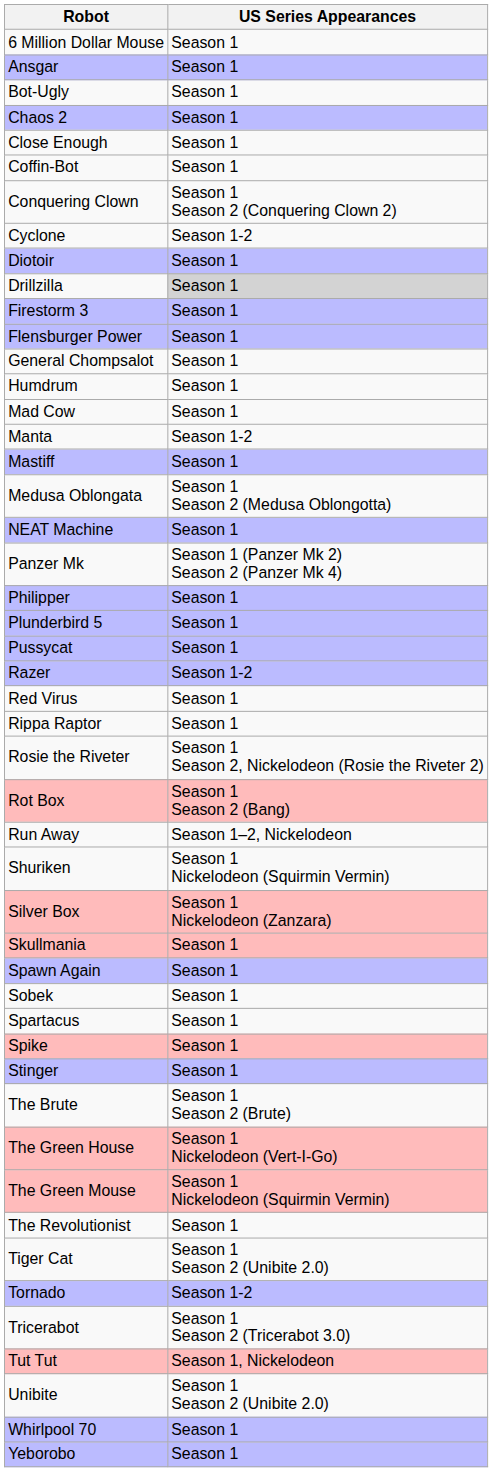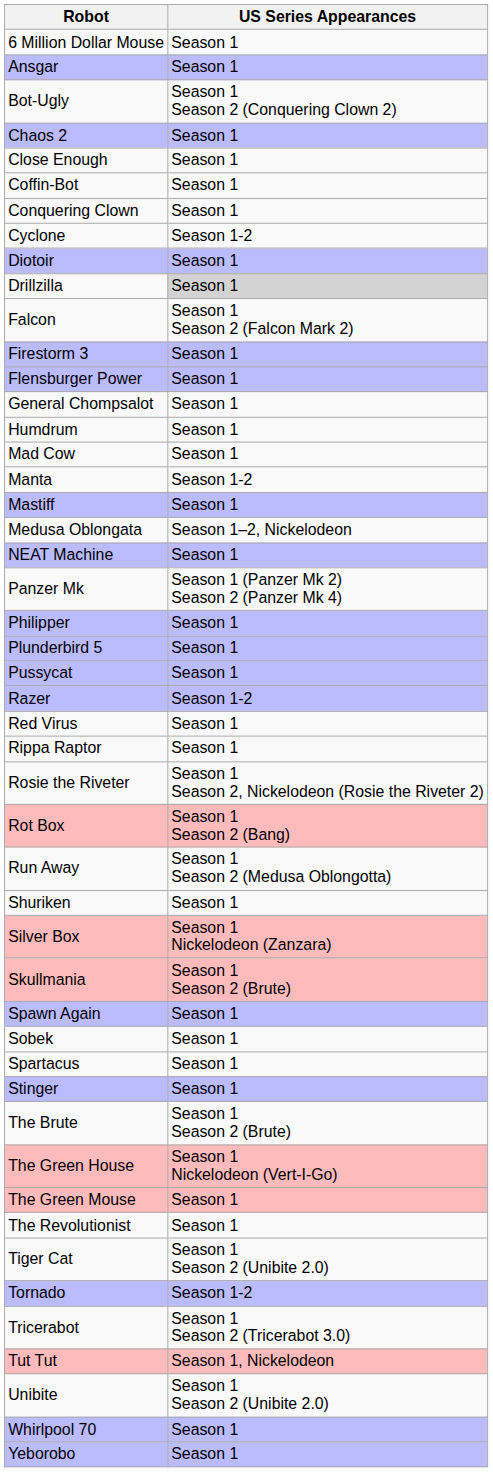(205, 92) Season 1 -> (284, 101) Season 1 Season 2 (Conquering Clown 2)
(284, 201) Season 1 Season 2 (Conquering Clown 2) -> (205, 210) Season 1
+ row: (32, 320)
(281, 495) Season 1 Season 2 (Medusa Oblongotta) -> (262, 530) Season 1–2, Nickelodeon
(262, 834) Season 1–2, Nickelodeon -> (281, 868) Season 1 Season 2 (Medusa Oblongotta)
(280, 868) Season 1 Nickelodeon (Squirmin Vermin) -> (205, 902) Season 1
(205, 945) Season 1 -> (231, 979) Season 1 Season 2 (Brute)
- row: (28, 1046)
(280, 1191) Season 1 Nickelodeon (Squirmin Vermin) -> (205, 1200) Season 1
